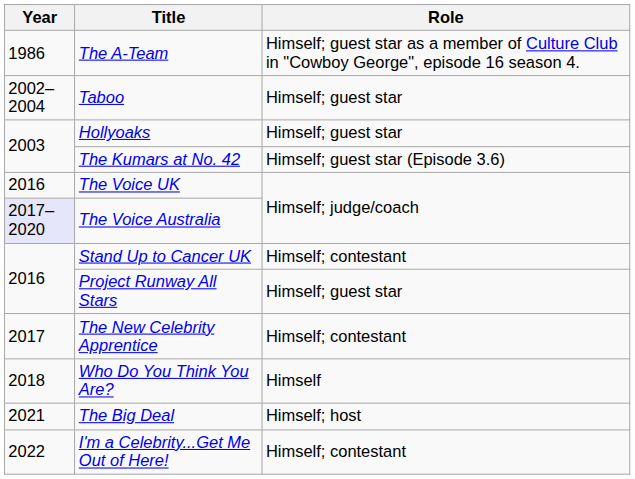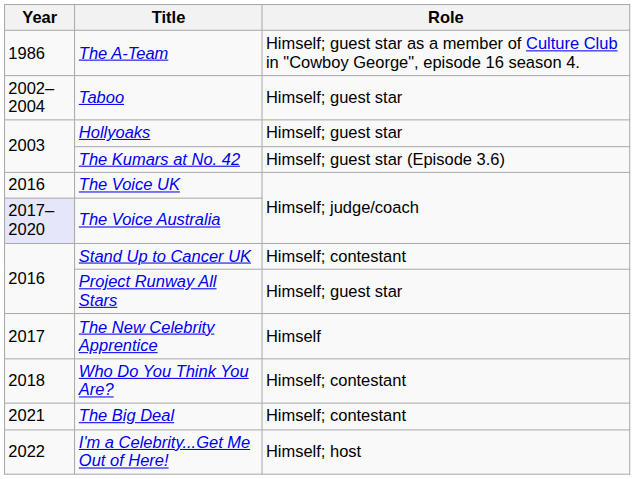(336, 336) Himself; contestant -> (293, 336) Himself
(293, 380) Himself -> (336, 380) Himself; contestant
(313, 416) Himself; host -> (336, 416) Himself; contestant
(336, 451) Himself; contestant -> (313, 451) Himself; host
